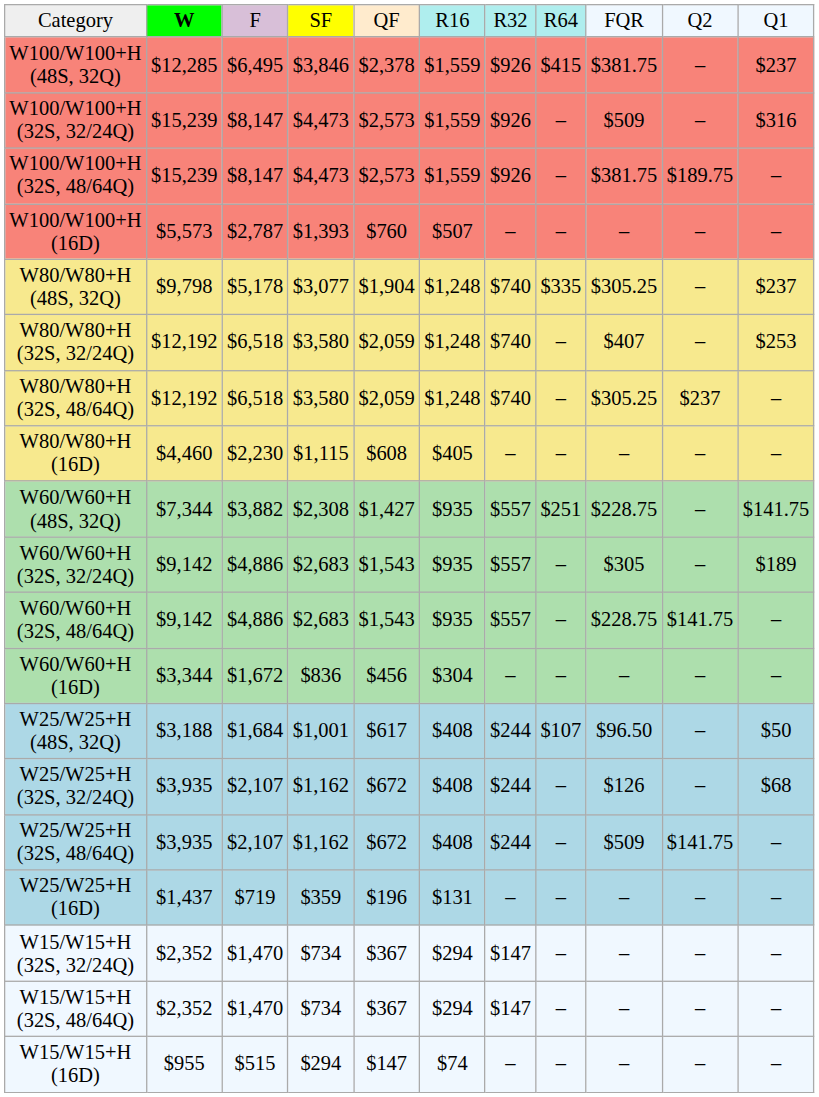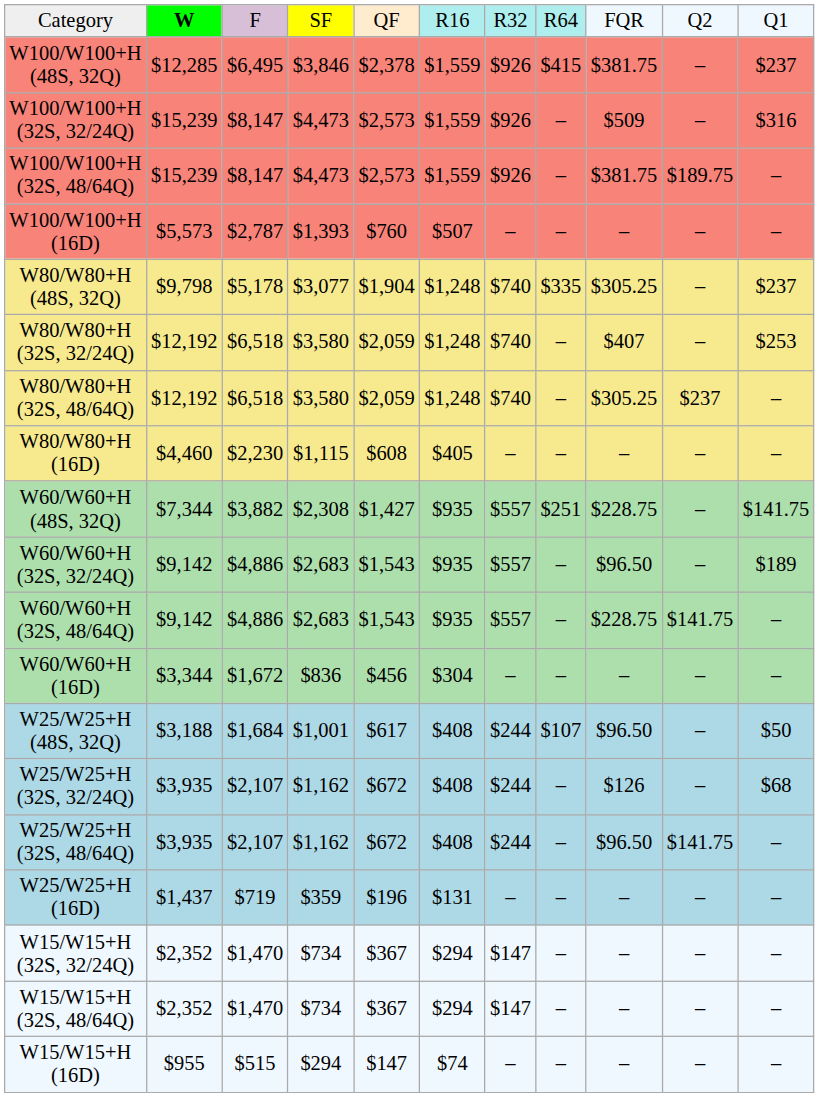(624, 564) $305 -> (624, 564) $96.50
(624, 842) $509 -> (624, 842) $96.50
